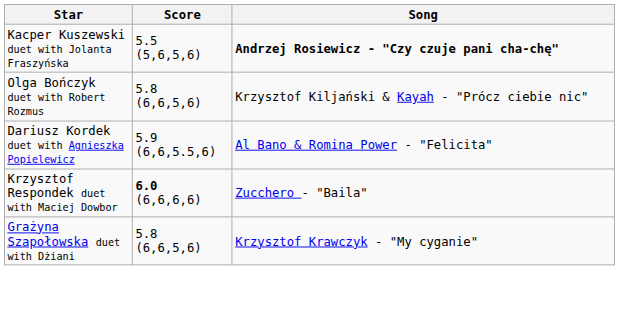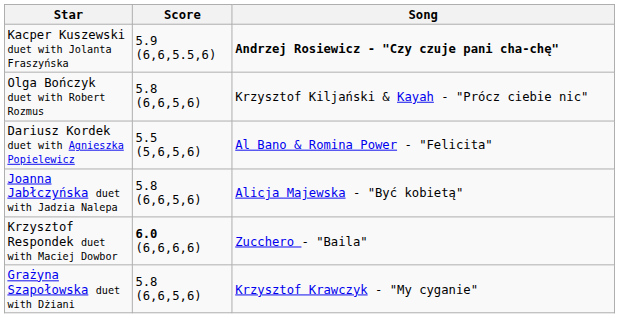(169, 48) 5.5 (5,6,5,6) -> (176, 48) 5.9 (6,6,5.5,6)
(176, 145) 5.9 (6,6,5.5,6) -> (169, 145) 5.5 (5,6,5,6)
+ row: (64, 193)
